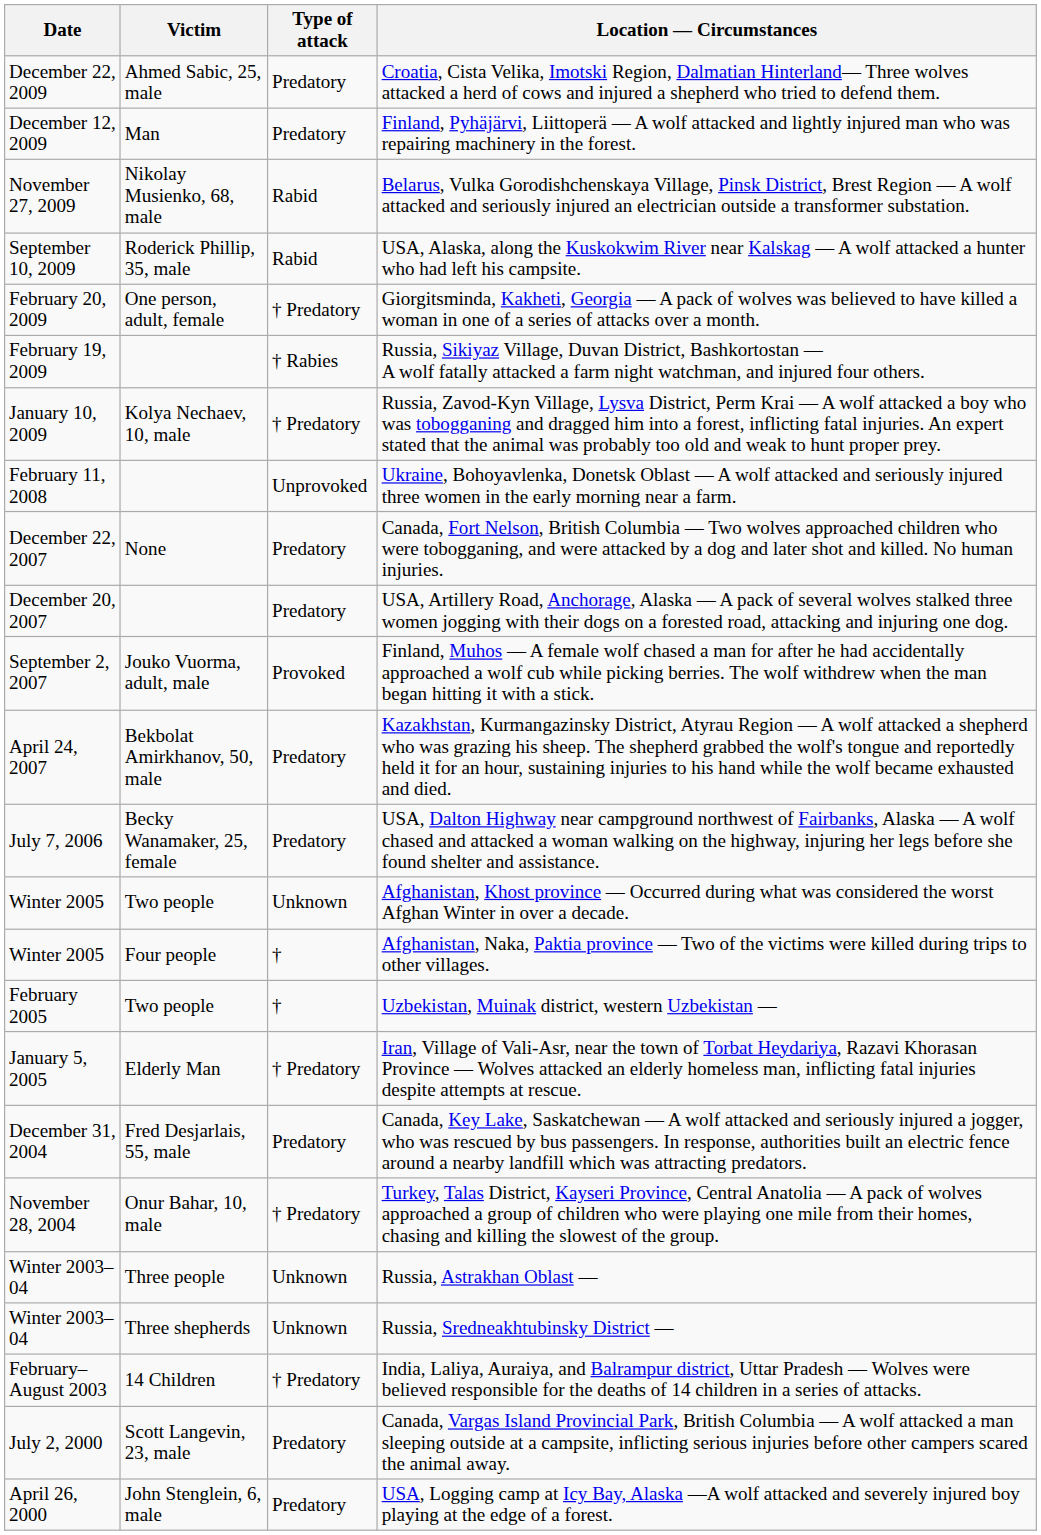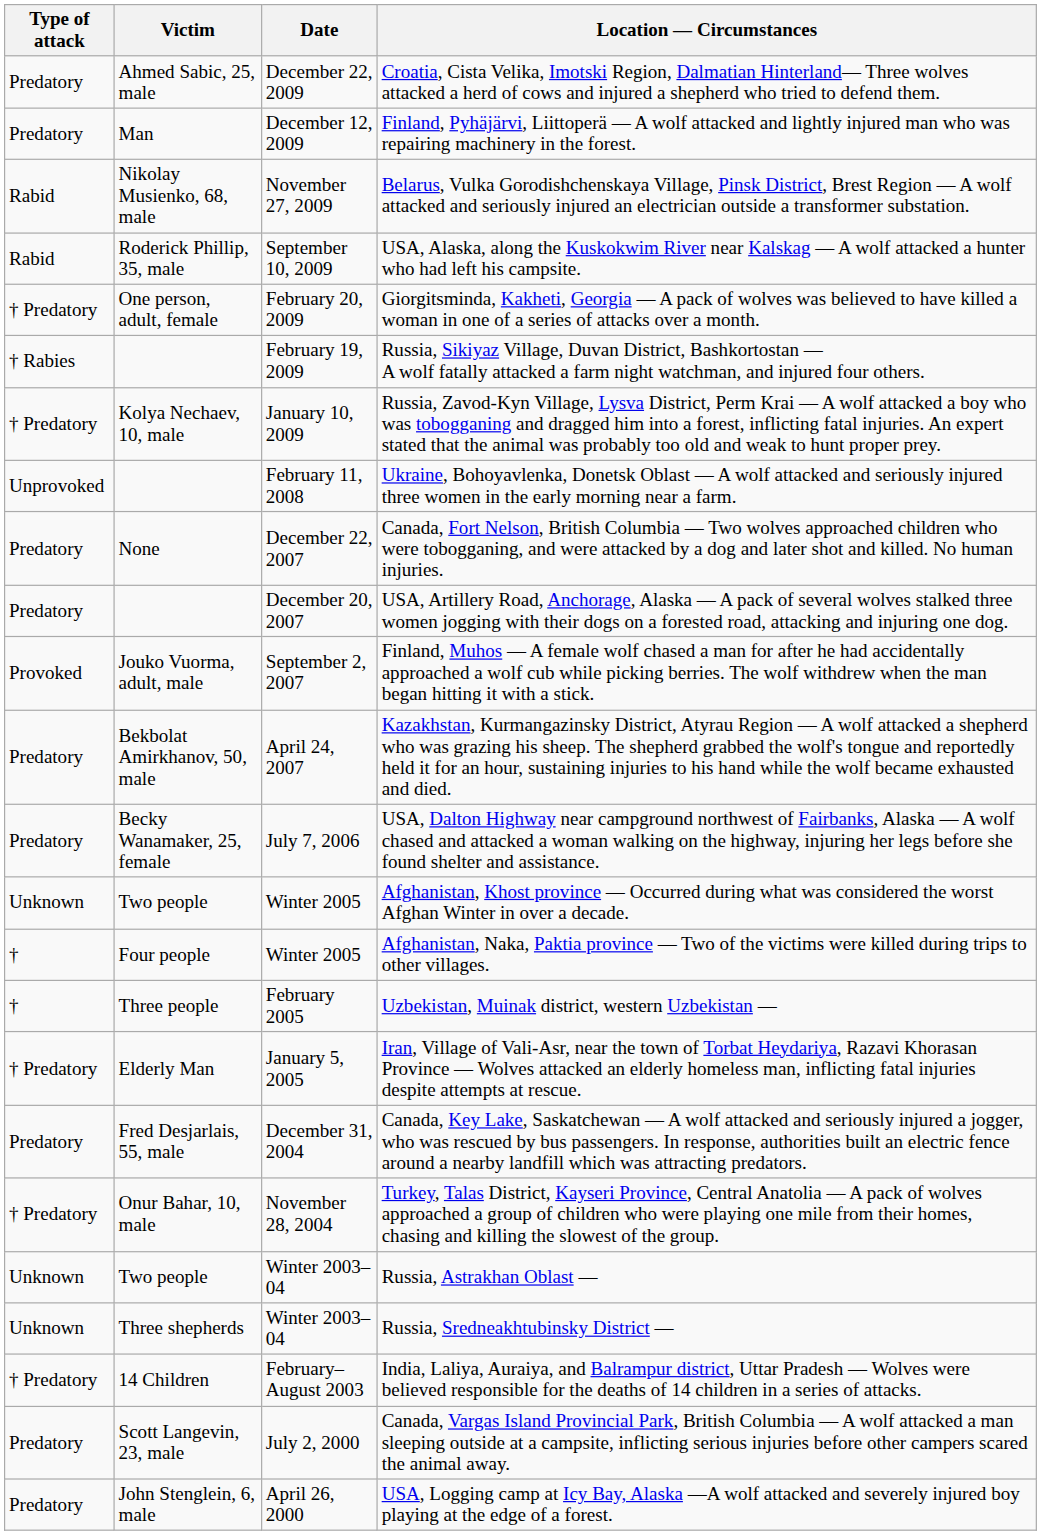columns swapped: (63, 30) <-> (322, 30)
(169, 1006) Two people -> (169, 1006) Three people
(175, 1276) Three people -> (163, 1276) Two people
